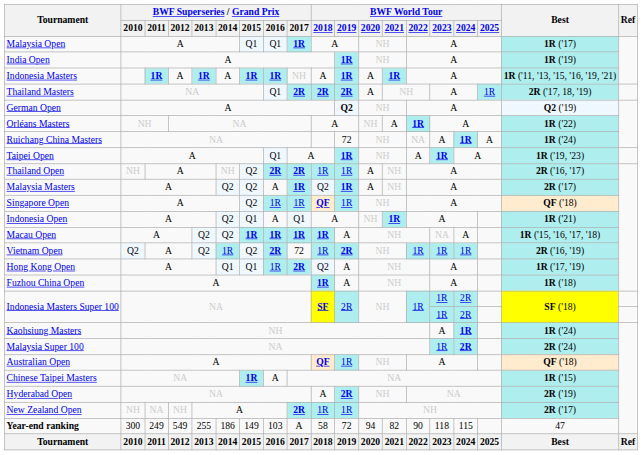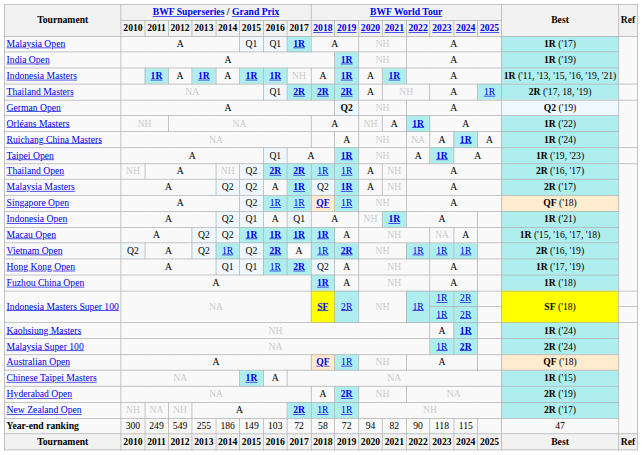(347, 140) 72 -> (347, 140) A
(299, 251) 72 -> (299, 251) A
(299, 426) A -> (299, 426) 72
